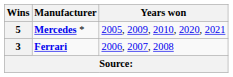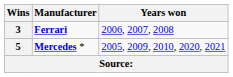rows swapped: (18, 30) <-> (18, 47)
